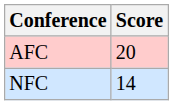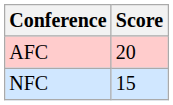(126, 83) 14 -> (126, 83) 15
